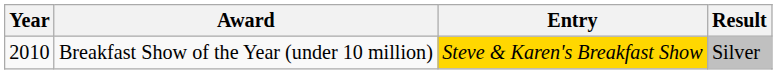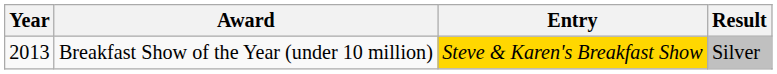(29, 52) 2010 -> (29, 52) 2013
